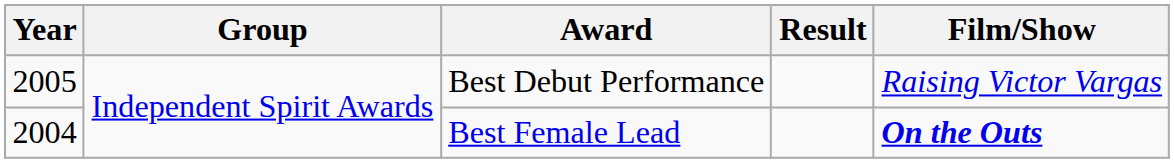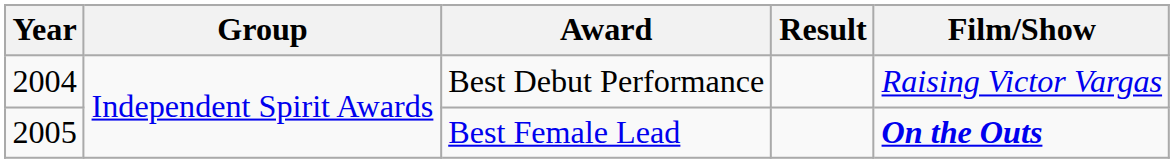(45, 81) 2005 -> (45, 81) 2004
(45, 132) 2004 -> (45, 132) 2005
